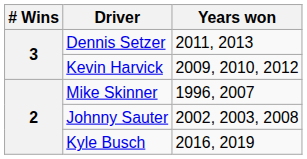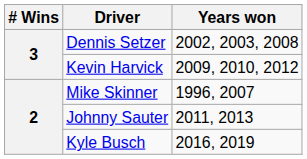(214, 42) 2011, 2013 -> (237, 42) 2002, 2003, 2008
(237, 117) 2002, 2003, 2008 -> (214, 117) 2011, 2013
